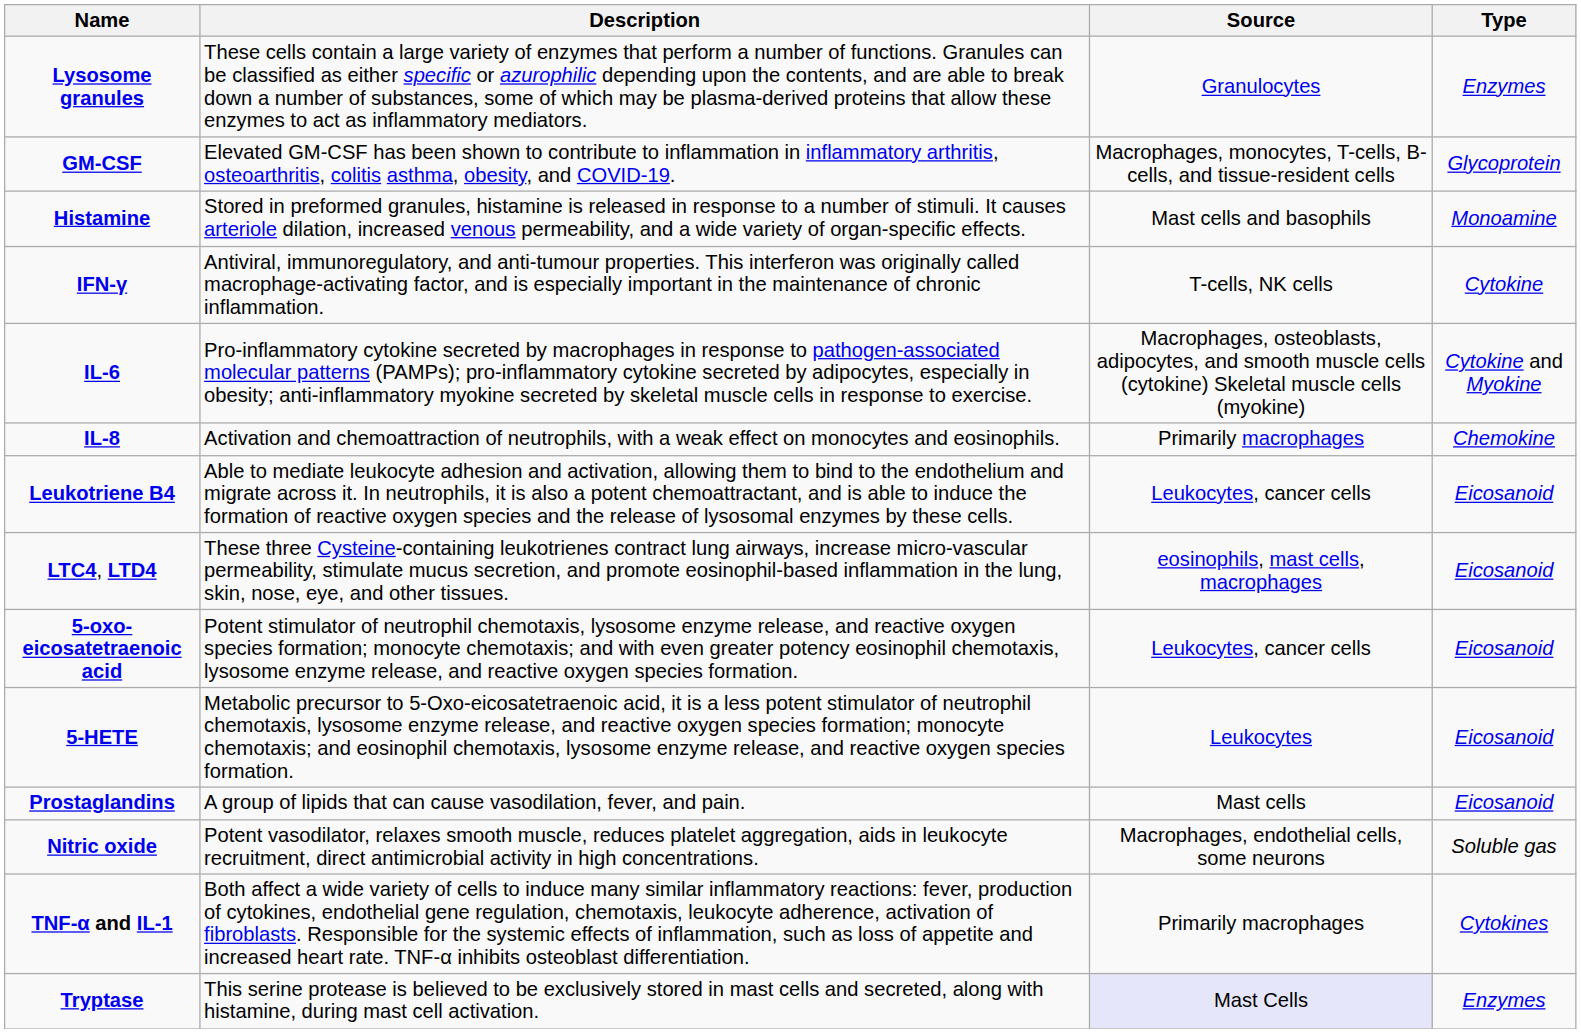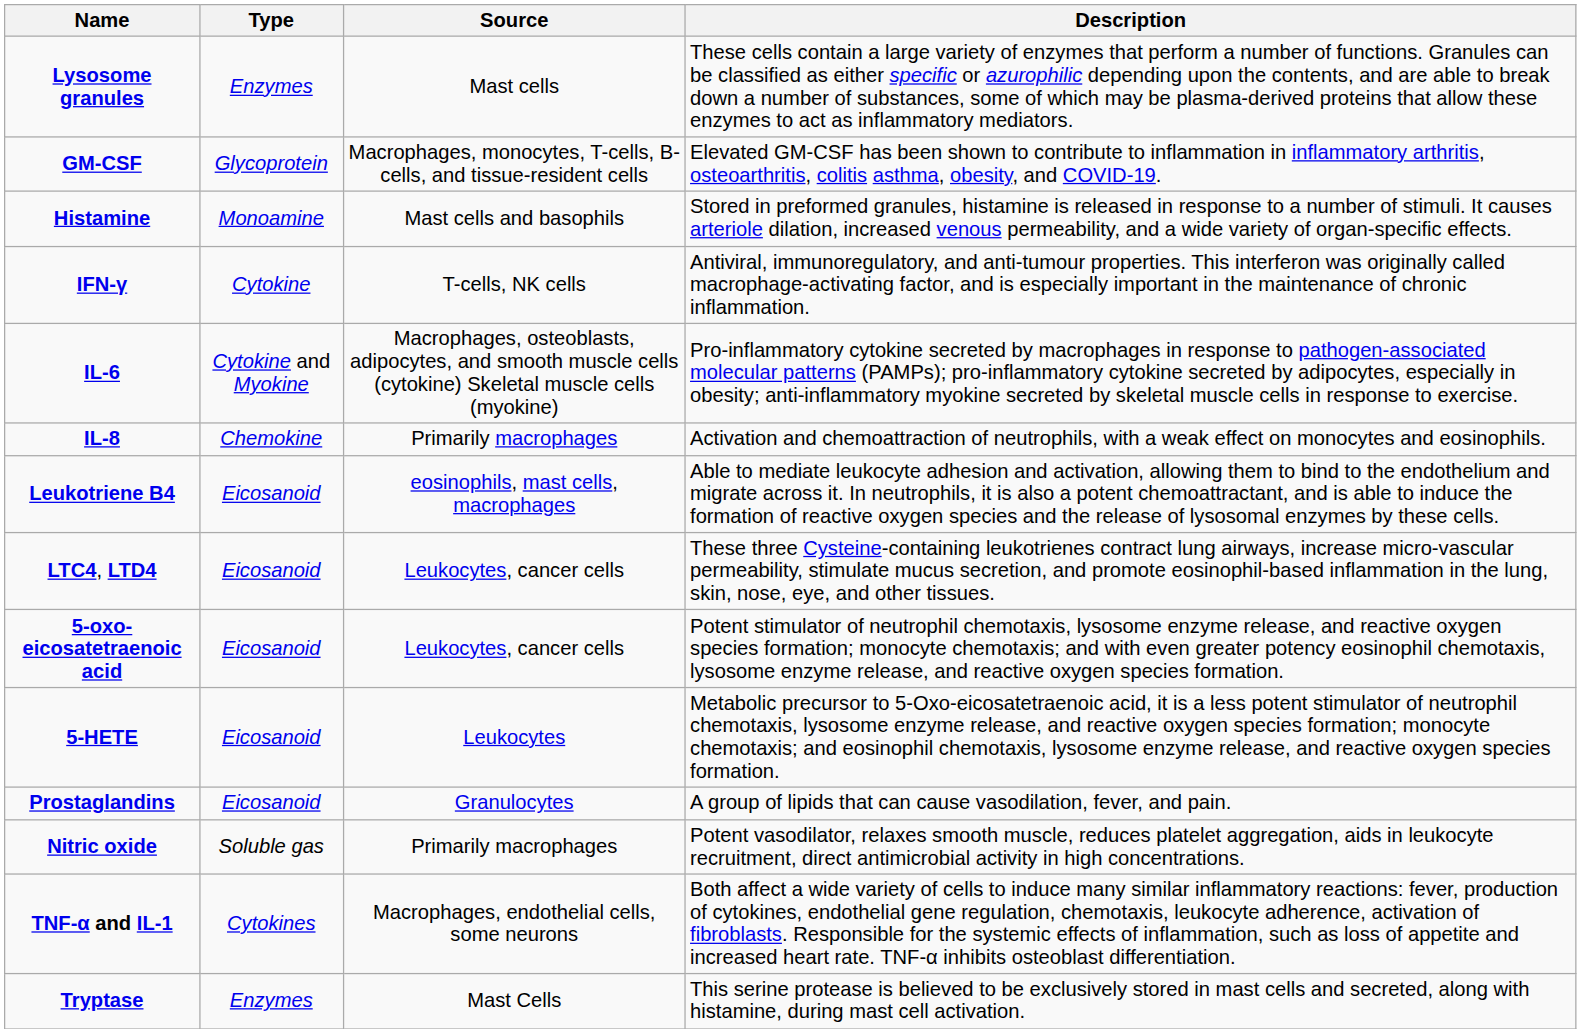columns swapped: (1504, 20) <-> (645, 20)
(1261, 86) Granulocytes -> (514, 86) Mast cells
(1261, 493) Leukocytes, cancer cells -> (514, 493) eosinophils, mast cells, macrophages
(1261, 571) eosinophils, mast cells, macrophages -> (514, 571) Leukocytes, cancer cells
(1261, 803) Mast cells -> (514, 803) Granulocytes
(1261, 846) Macrophages, endothelial cells, some neurons -> (514, 846) Primarily macrophages
(1261, 923) Primarily macrophages -> (514, 923) Macrophages, endothelial cells, some neurons
(1261, 1001) lavender background -> (514, 1001) no background
